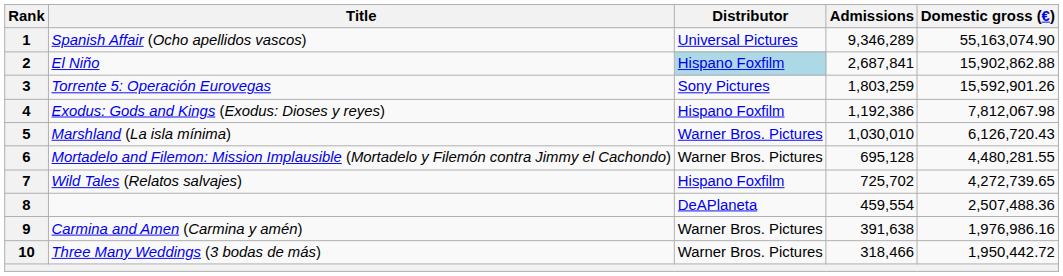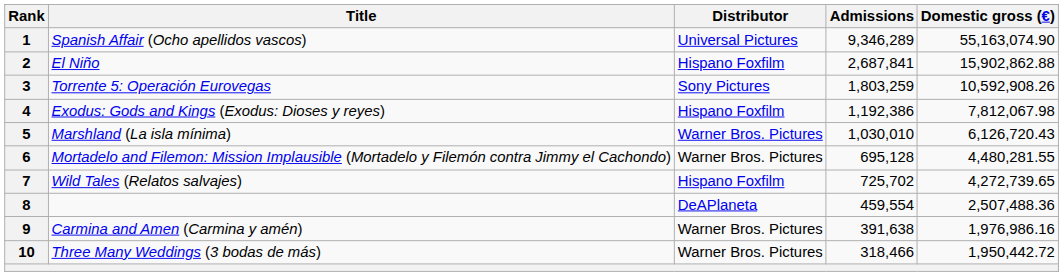(731, 63) lightblue background -> (731, 63) no background
(1007, 87) 15,592,901.26 -> (1007, 87) 10,592,908.26
